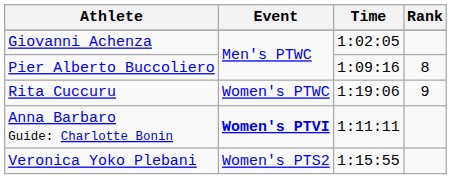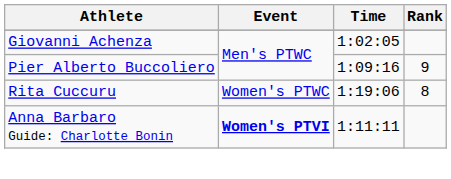(425, 67) 8 -> (425, 67) 9
(425, 92) 9 -> (425, 92) 8
- row: (103, 161)
